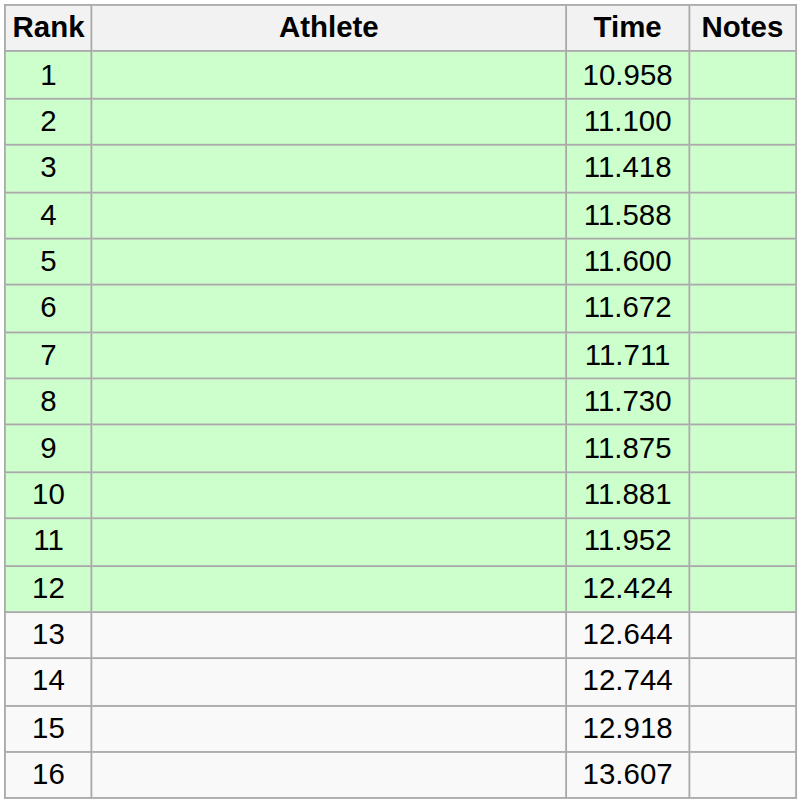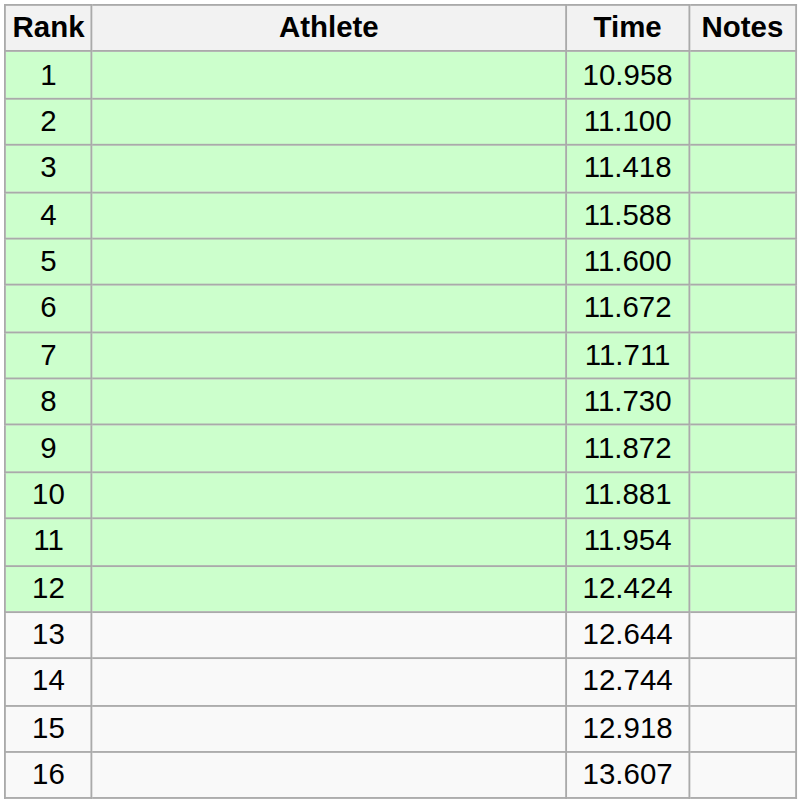(628, 448) 11.875 -> (628, 448) 11.872
(628, 541) 11.952 -> (628, 541) 11.954
